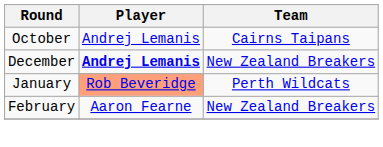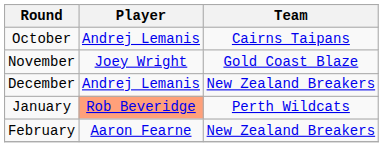+ row: (42, 62)
(141, 62) bold -> (141, 85) normal
